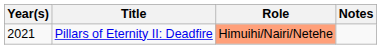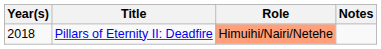(21, 34) 2021 -> (21, 34) 2018
